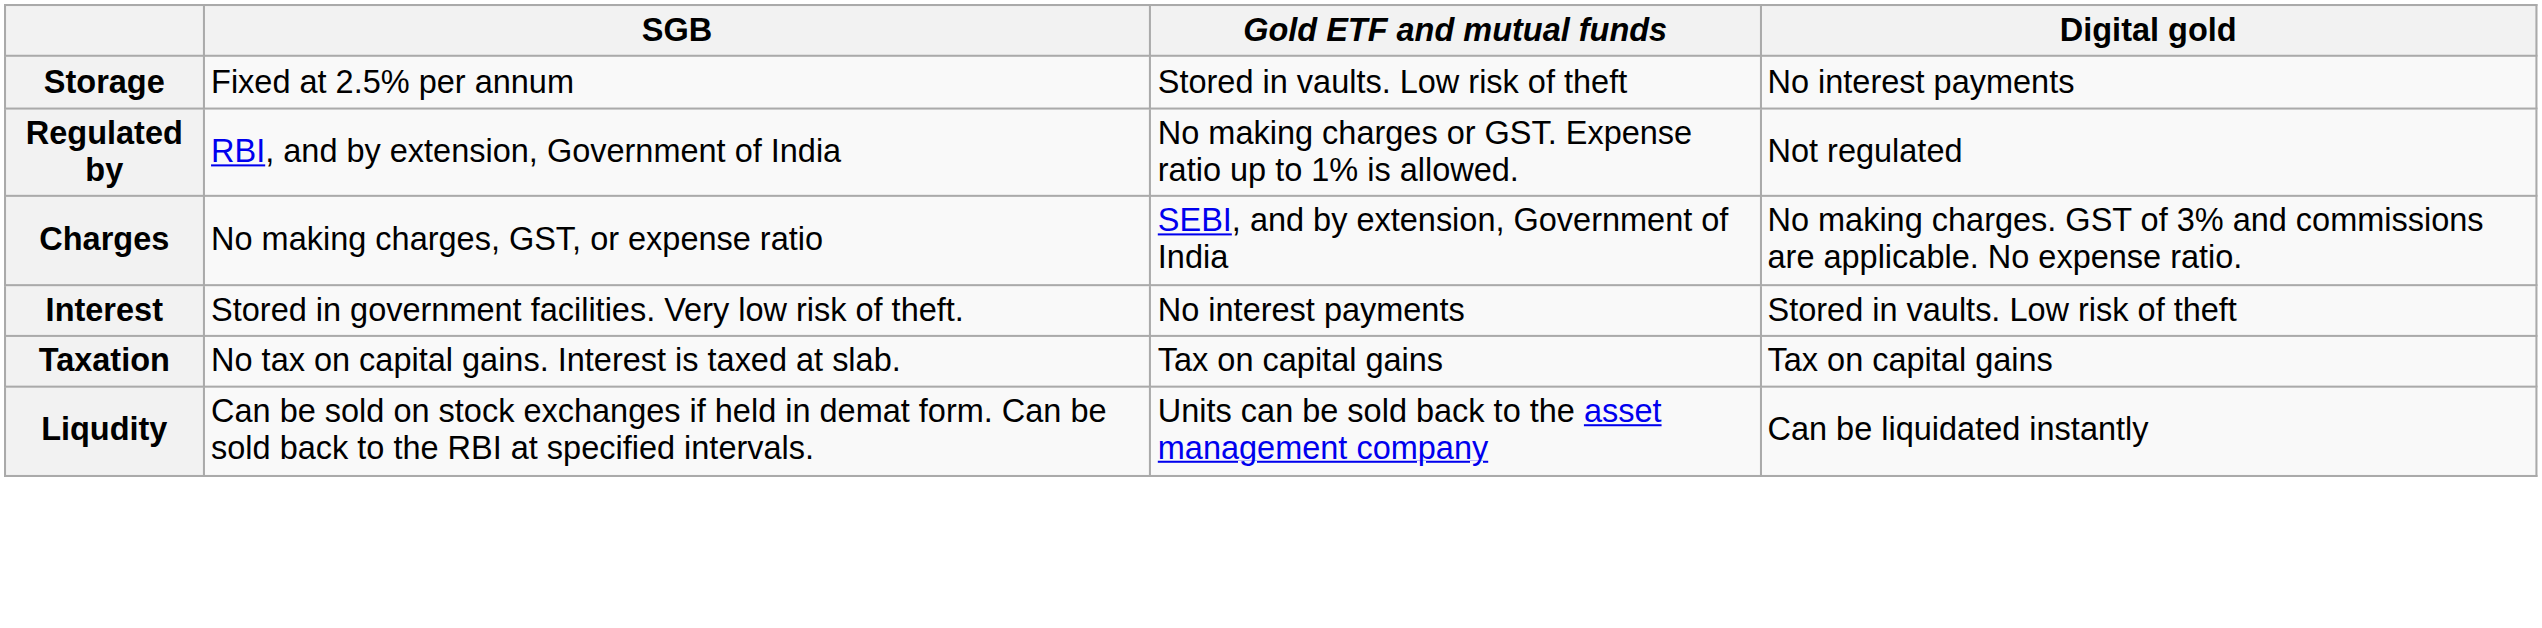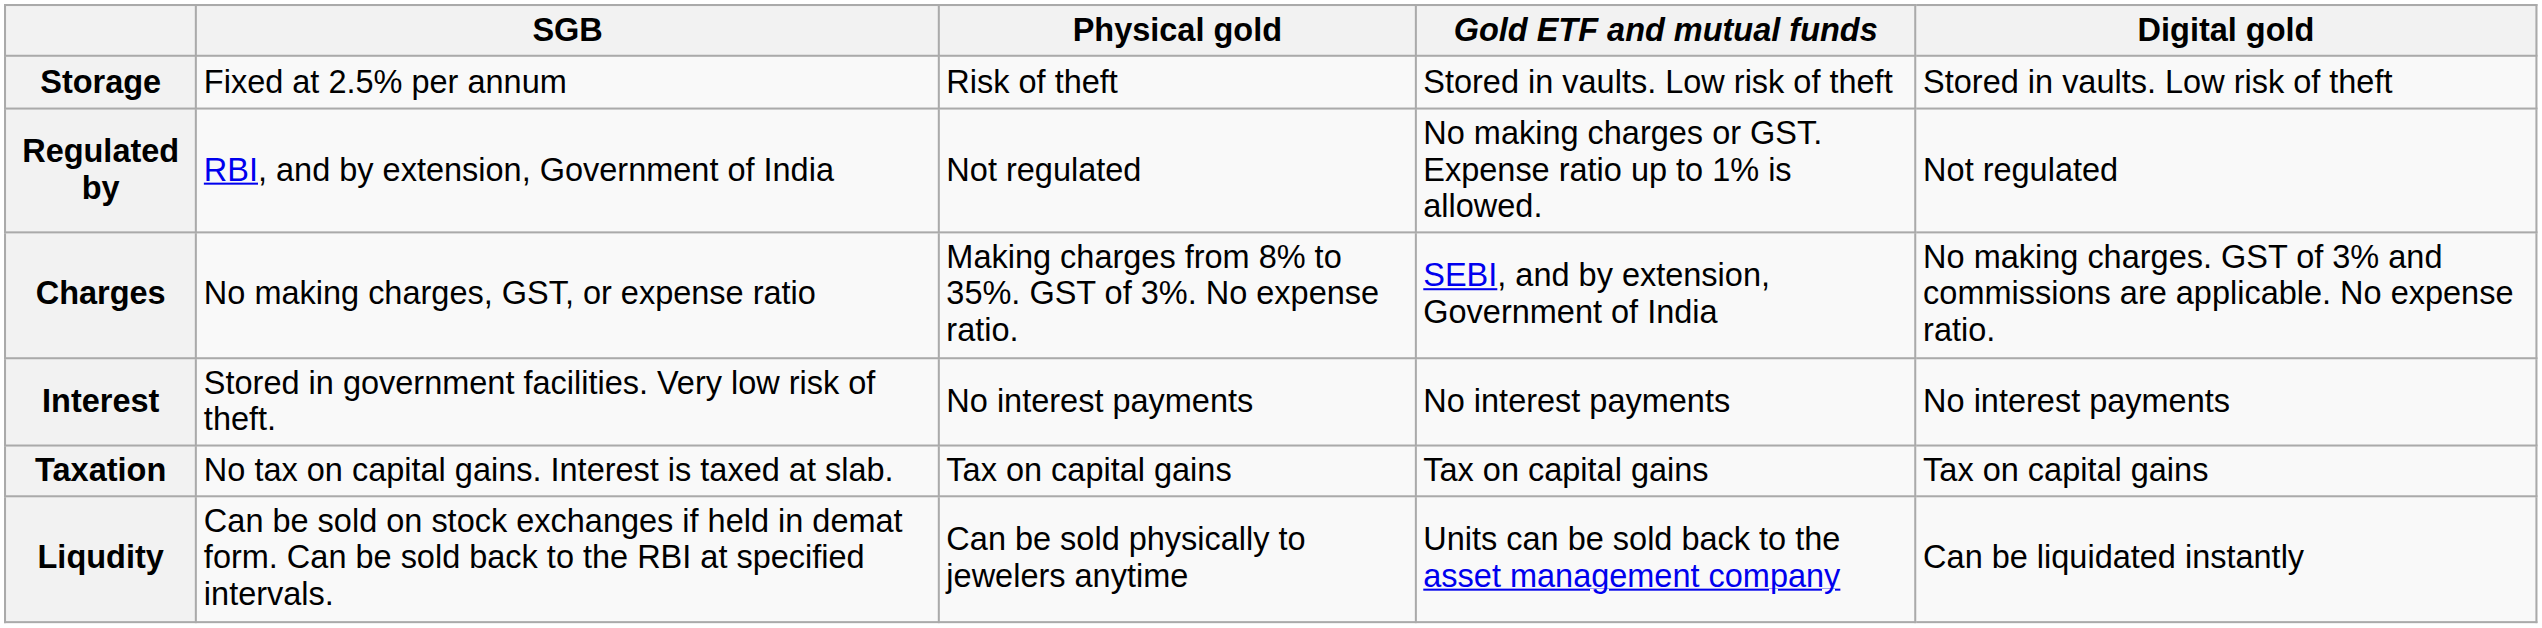+ column: (1177, 30)
(1921, 81) No interest payments -> (2158, 81) Stored in vaults. Low risk of theft
(2002, 309) Stored in vaults. Low risk of theft -> (2077, 400) No interest payments
